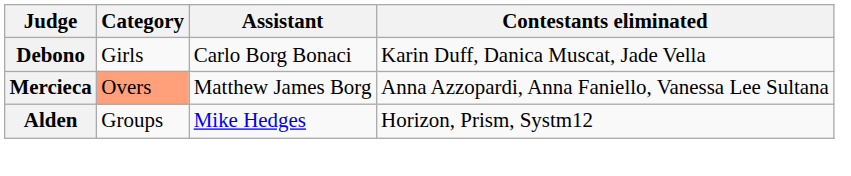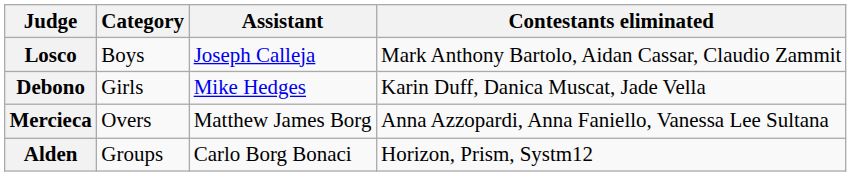+ row: (51, 54)
(273, 54) Carlo Borg Bonaci -> (250, 87) Mike Hedges
(126, 87) lightsalmon background -> (126, 120) no background
(250, 120) Mike Hedges -> (273, 154) Carlo Borg Bonaci
